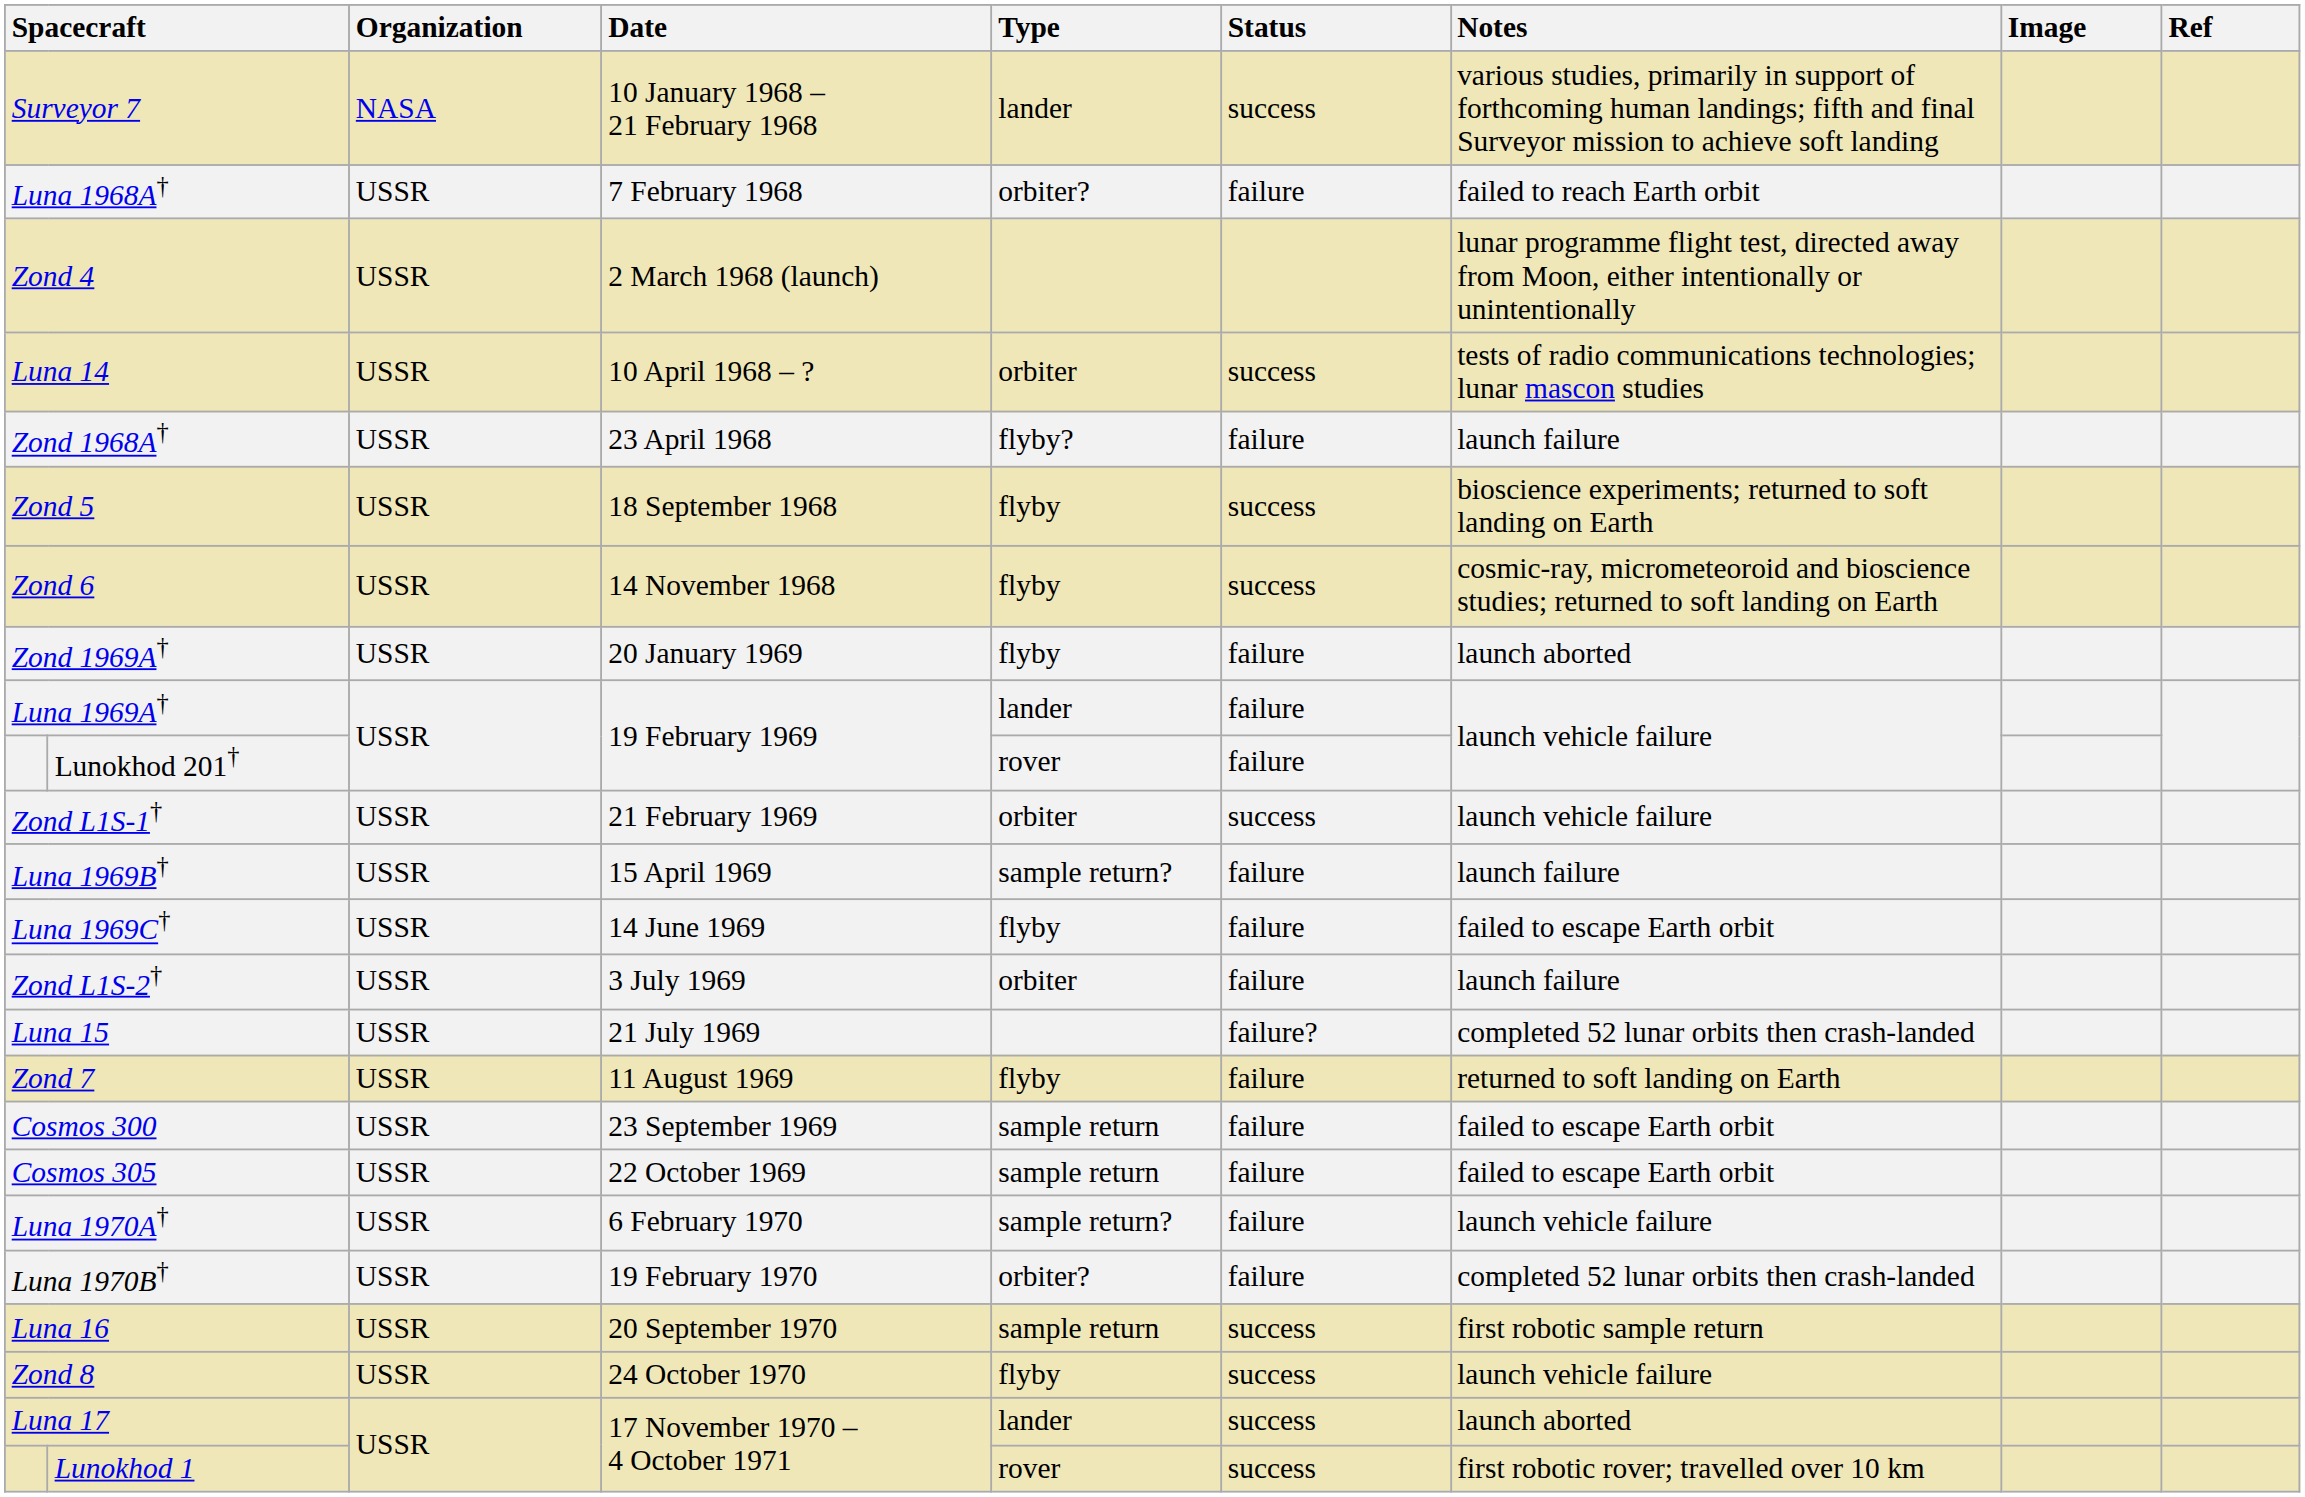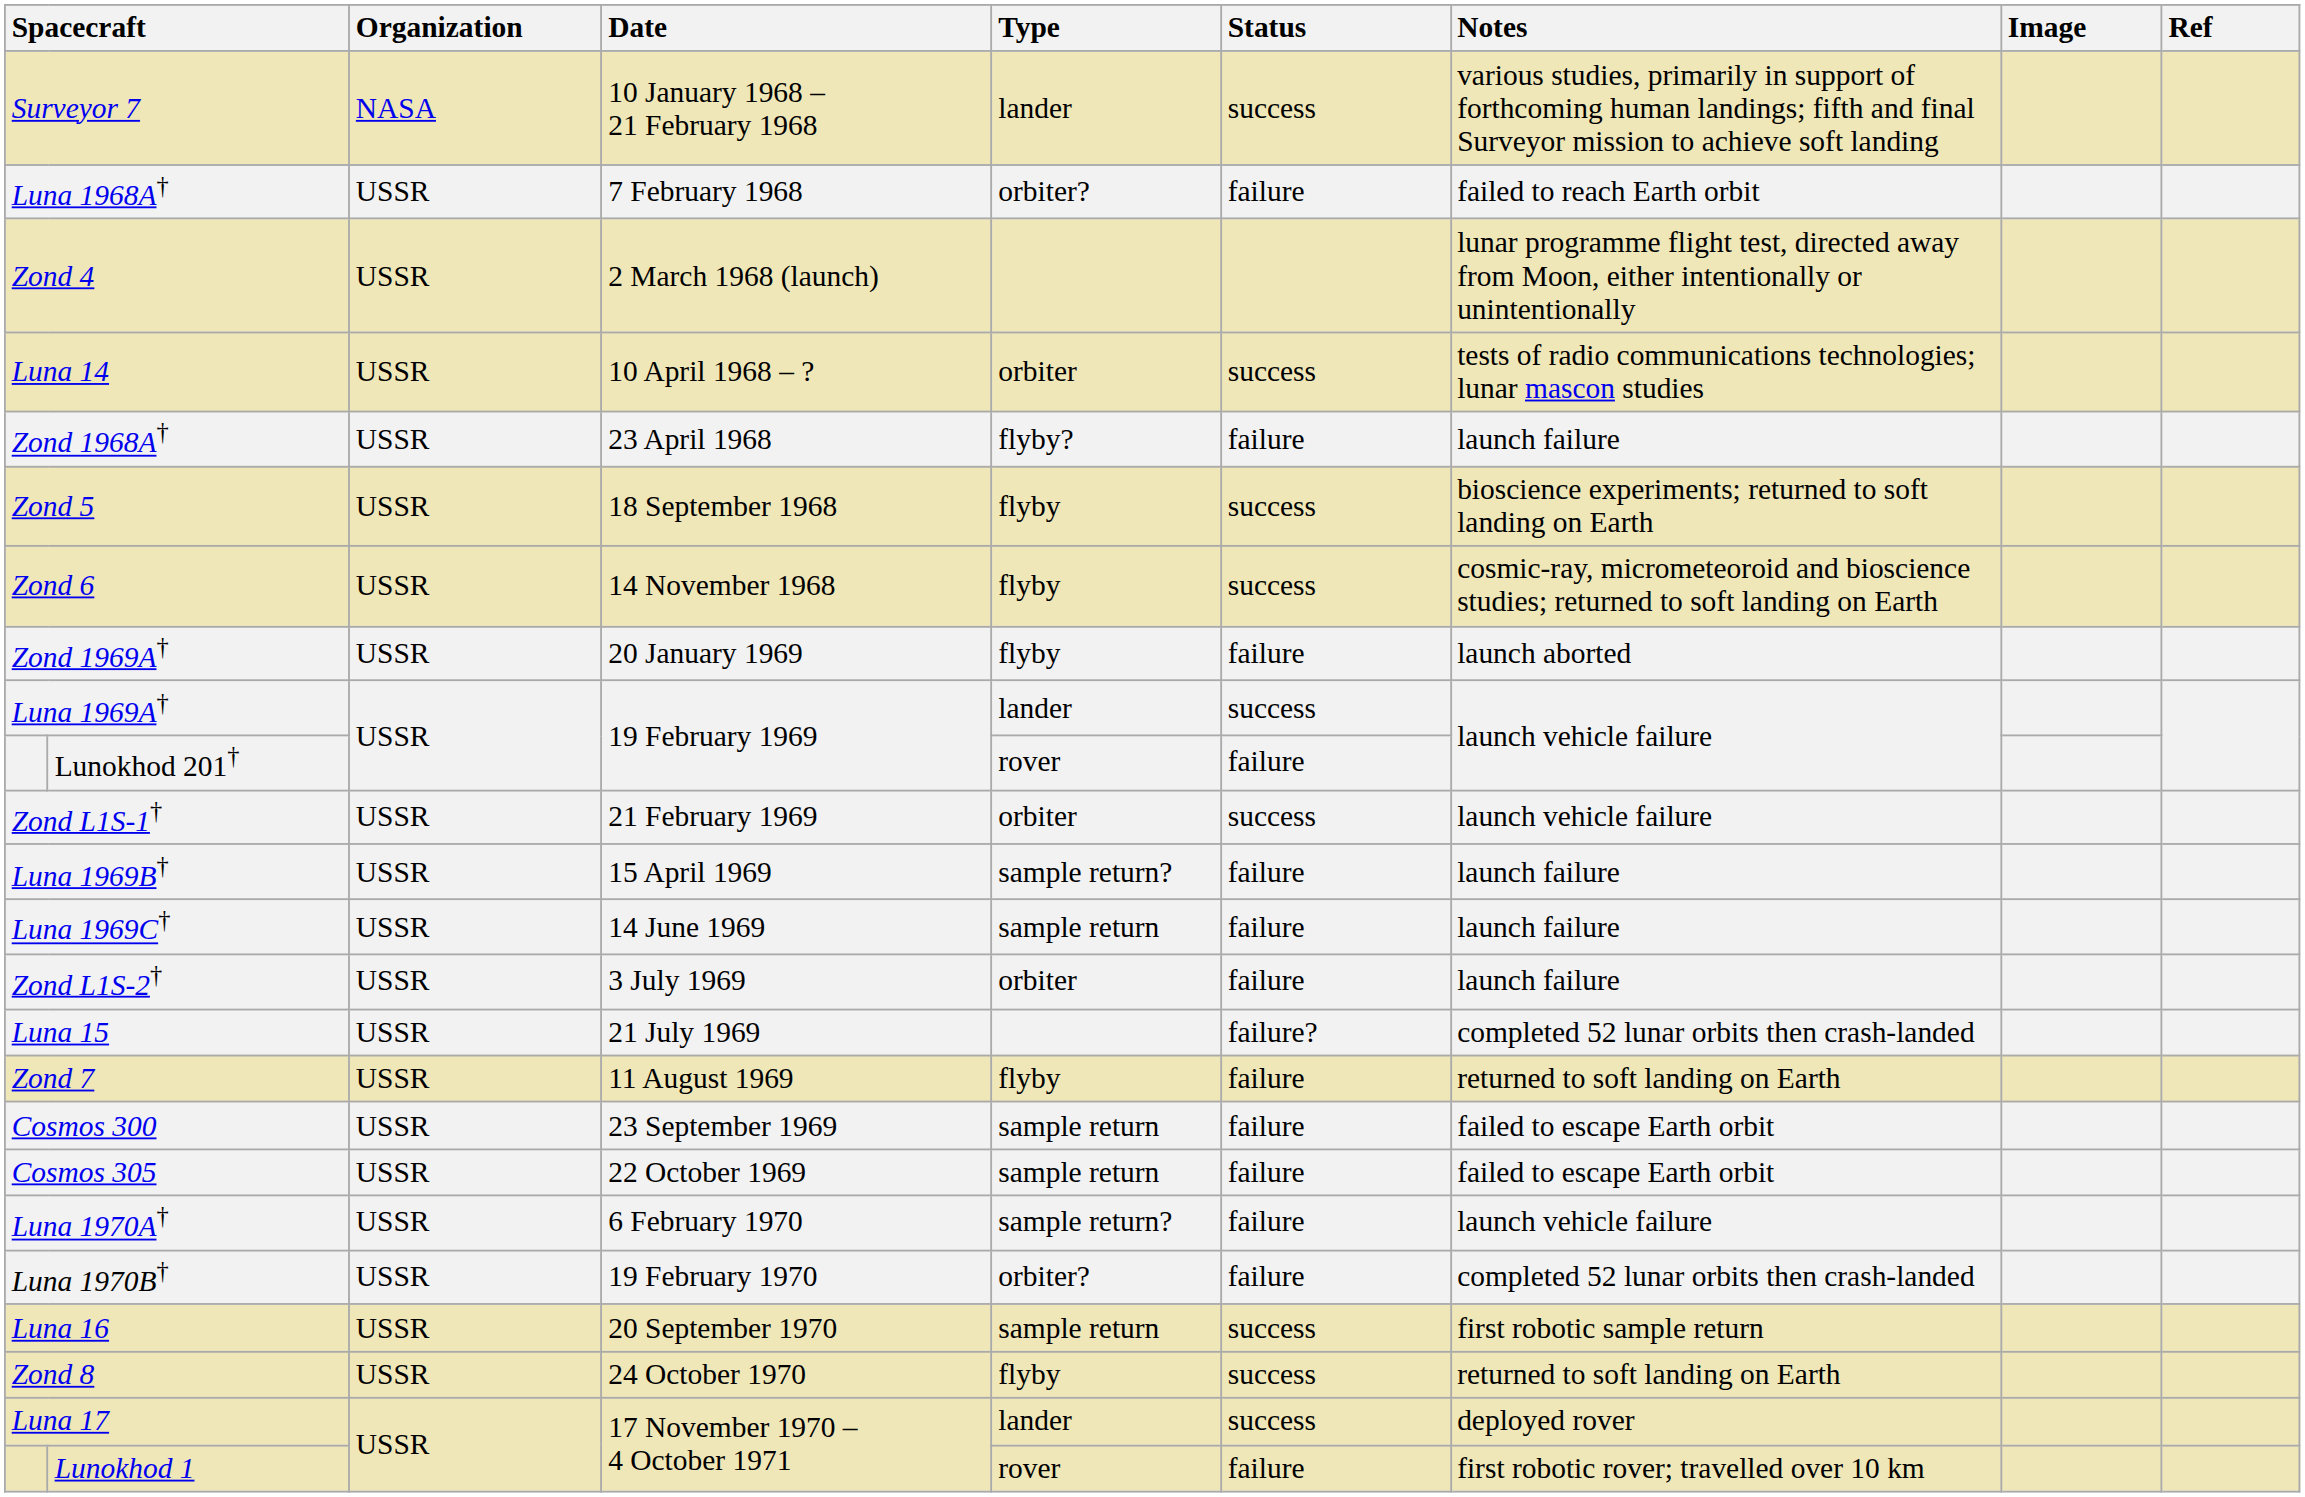(1266, 707) failure -> (1272, 707) success
(1029, 926) flyby -> (1079, 926) sample return
(1616, 926) failed to escape Earth orbit -> (1538, 926) launch failure
(1585, 1374) launch vehicle failure -> (1649, 1374) returned to soft landing on Earth
(1544, 1421) launch aborted -> (1546, 1421) deployed rover
(1272, 1467) success -> (1266, 1467) failure
